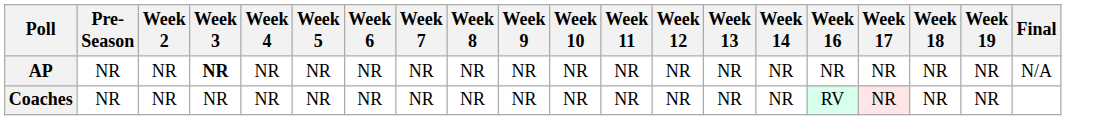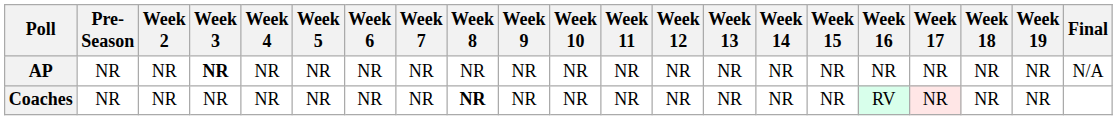+ column: (832, 30)
(473, 100) normal -> (473, 100) bold
